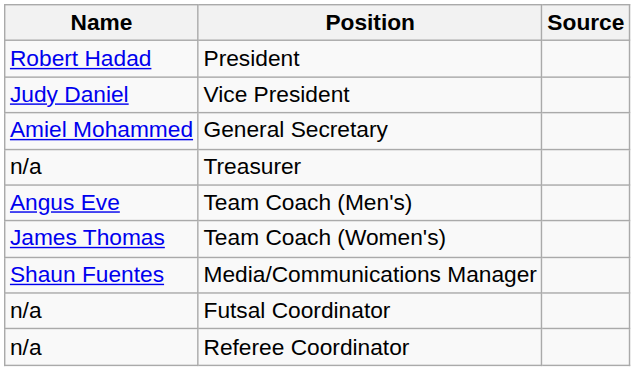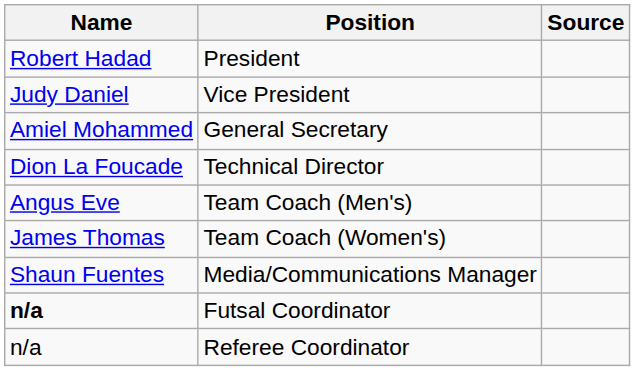- row: (252, 166)
+ row: (294, 166)
(26, 310) normal -> (26, 310) bold
